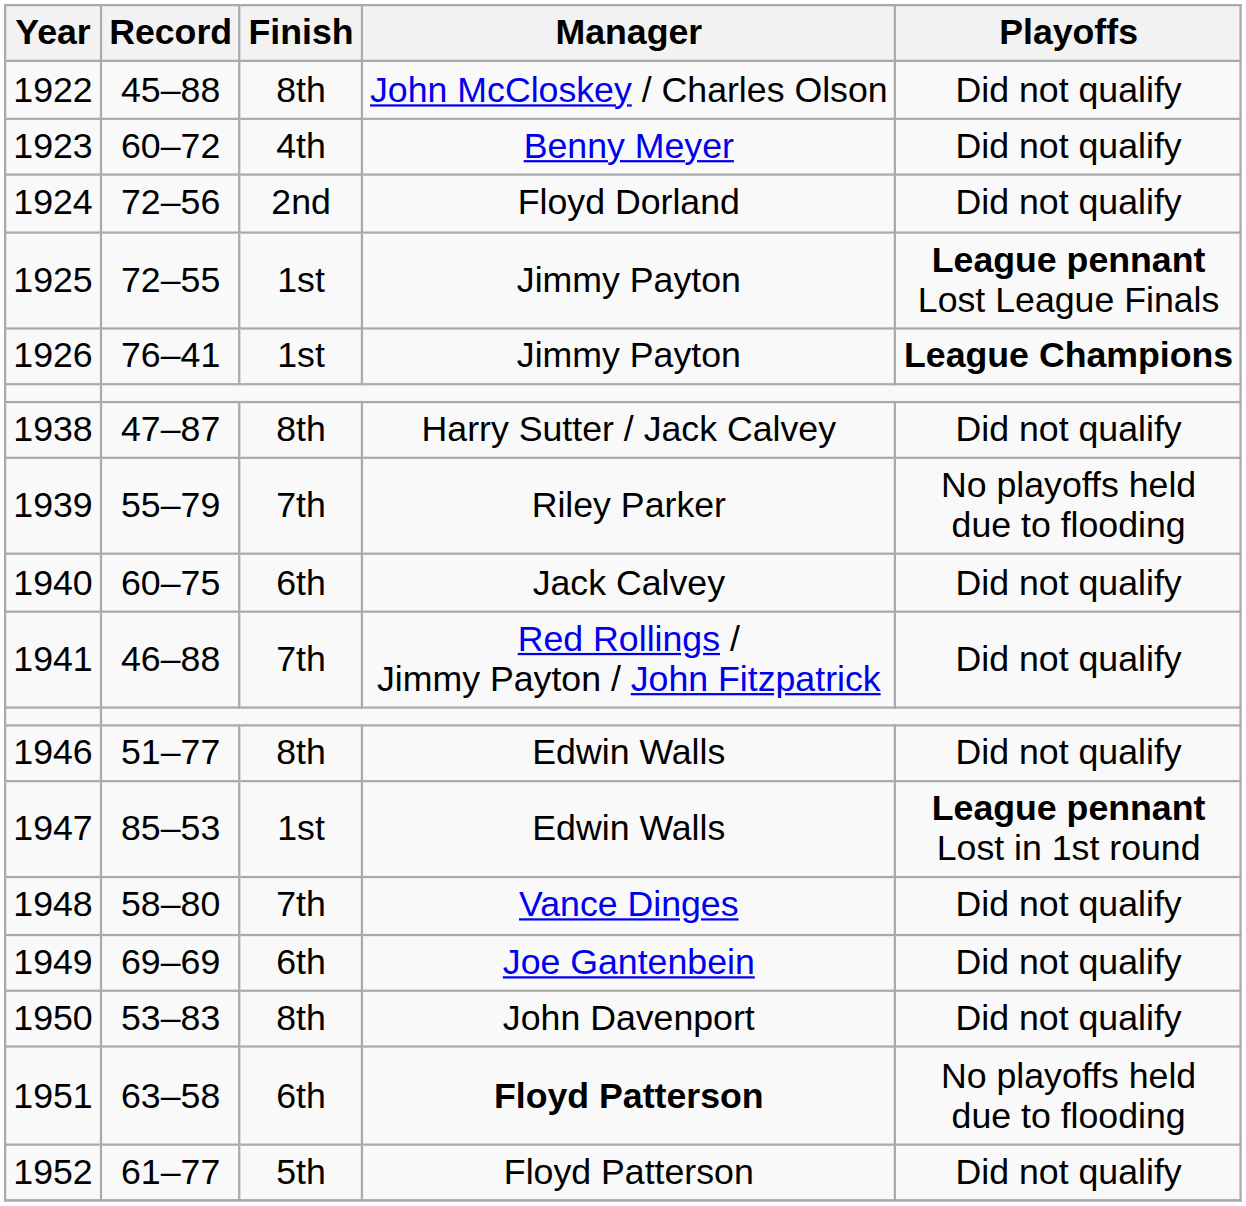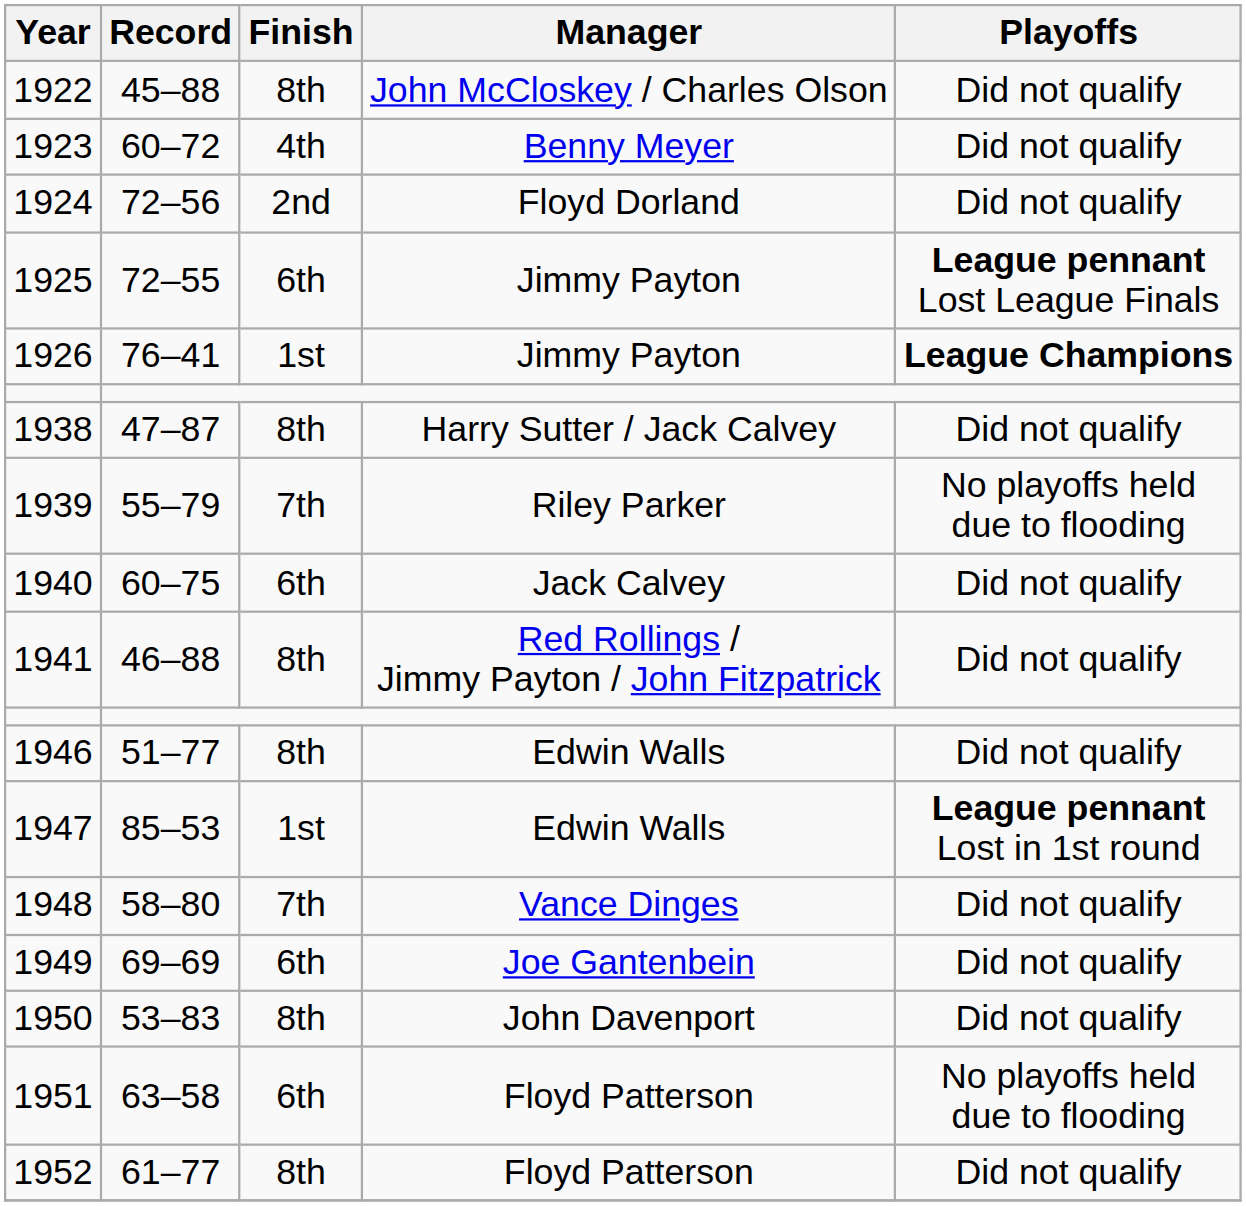(301, 279) 1st -> (301, 279) 6th
(301, 658) 7th -> (301, 658) 8th
(629, 1095) bold -> (629, 1095) normal
(301, 1171) 5th -> (301, 1171) 8th
